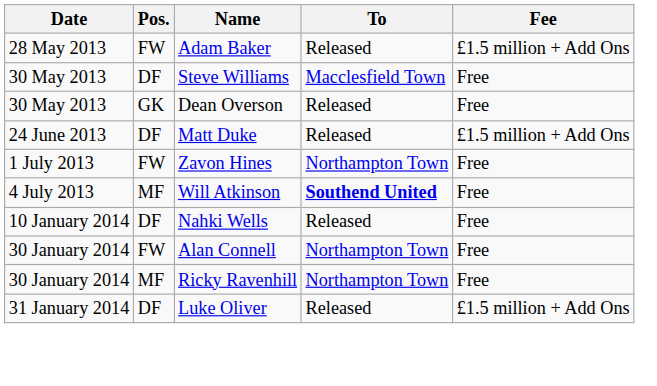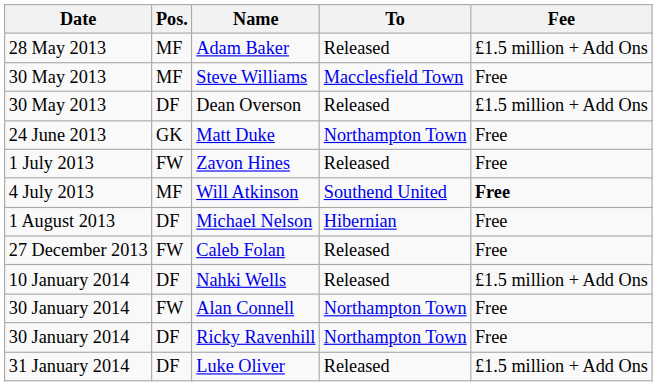(151, 47) FW -> (169, 47) MF
(149, 76) DF -> (169, 76) MF
(151, 105) GK -> (168, 105) DF
(473, 105) Free -> (561, 105) £1.5 million + Add Ons
(149, 134) DF -> (169, 134) GK
(338, 134) Released -> (395, 134) Northampton Town
(543, 134) £1.5 million + Add Ons -> (491, 134) Free
(377, 163) Northampton Town -> (357, 163) Released
(371, 192) bold -> (385, 192) normal
(473, 192) normal -> (492, 192) bold
+ row: (254, 221)
+ row: (241, 250)
(473, 221) Free -> (561, 279) £1.5 million + Add Ons
(151, 279) MF -> (168, 337) DF
